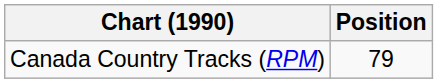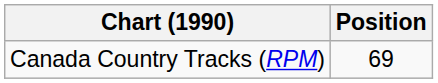(381, 59) 79 -> (381, 59) 69
